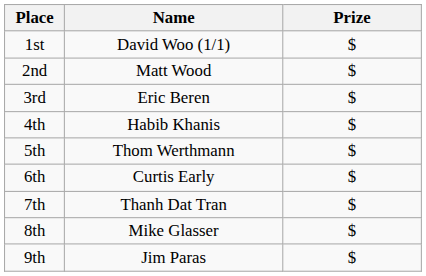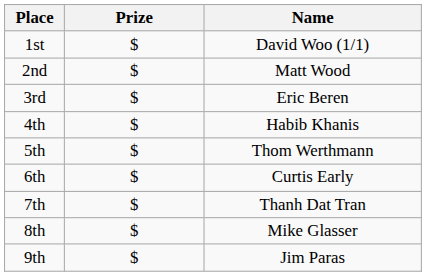columns swapped: (174, 17) <-> (352, 17)
